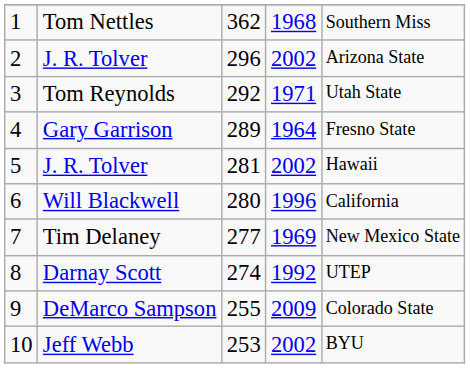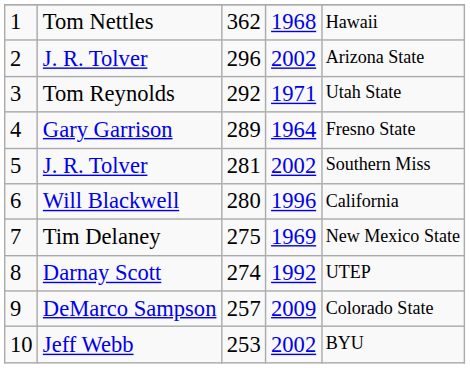(378, 22) Southern Miss -> (352, 22) Hawaii
(352, 165) Hawaii -> (378, 165) Southern Miss
(244, 237) 277 -> (244, 237) 275
(244, 308) 255 -> (244, 308) 257
